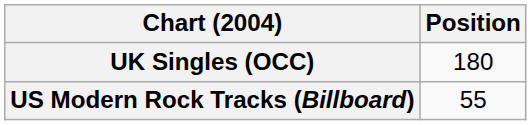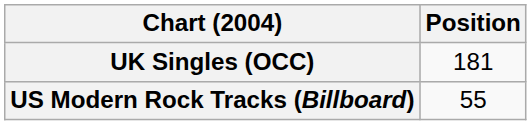(473, 61) 180 -> (473, 61) 181
